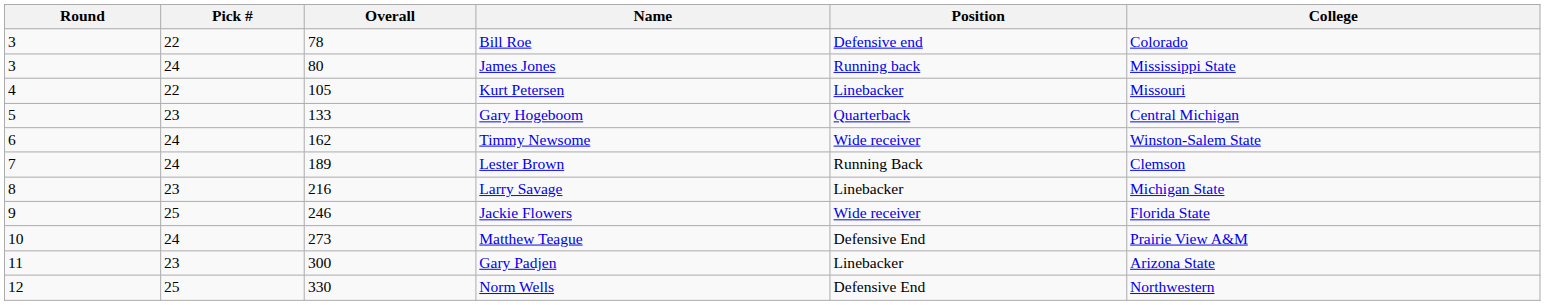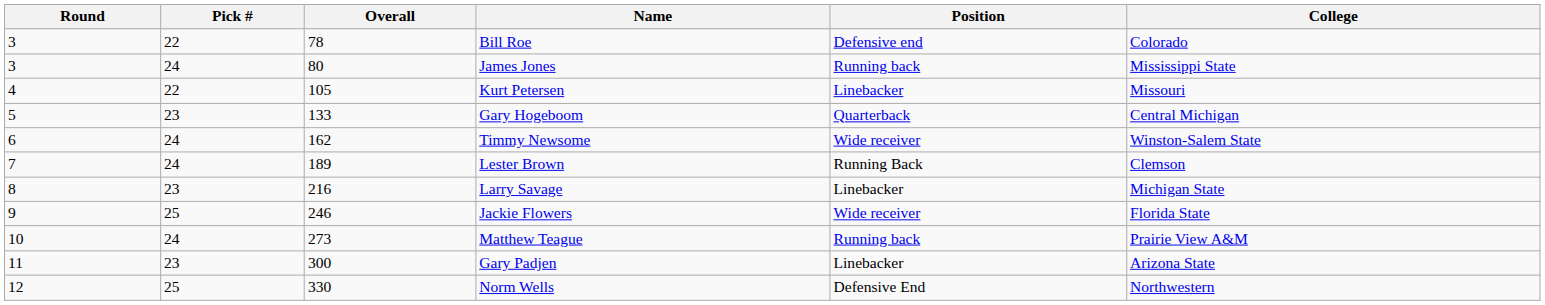(879, 238) Defensive End -> (877, 238) Running back
